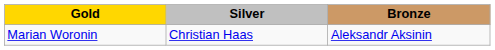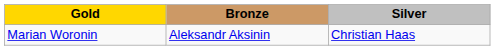columns swapped: (247, 14) <-> (409, 14)
